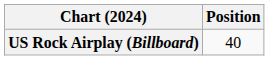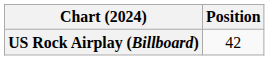(233, 42) 40 -> (233, 42) 42
